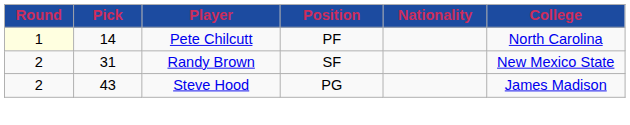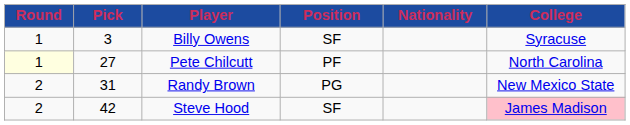+ row: (211, 39)
(108, 39) 14 -> (108, 62) 27
(332, 62) SF -> (332, 85) PG
(108, 85) 43 -> (108, 108) 42
(332, 85) PG -> (332, 108) SF
(556, 85) no background -> (556, 108) pink background
